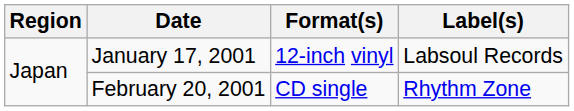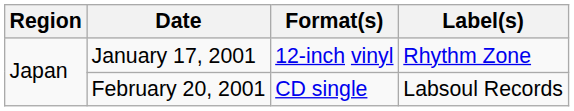(483, 55) Labsoul Records -> (467, 55) Rhythm Zone
(467, 88) Rhythm Zone -> (483, 88) Labsoul Records
